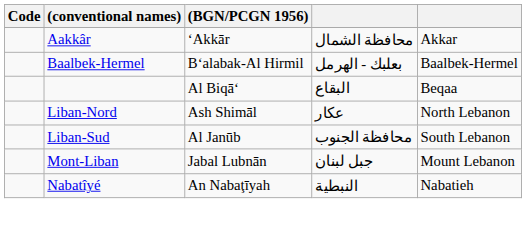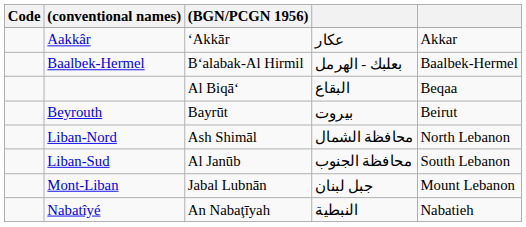(364, 40) محافظة الشمال -> (330, 40) عكار
+ row: (75, 112)
(330, 113) عكار -> (364, 137) محافظة الشمال
